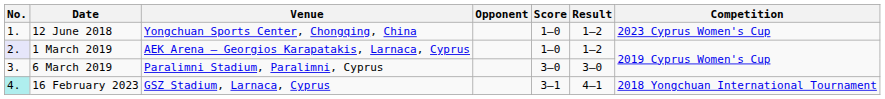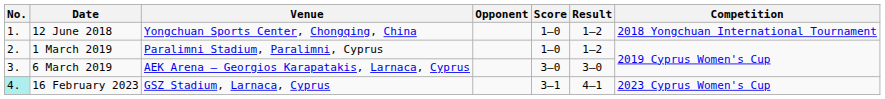(694, 31) 2023 Cyprus Women's Cup -> (747, 31) 2018 Yongchuan International Tournament
(14, 49) lavender background -> (14, 49) no background
(307, 49) AEK Arena – Georgios Karapatakis, Larnaca, Cyprus -> (264, 49) Paralimni Stadium, Paralimni, Cyprus
(264, 67) Paralimni Stadium, Paralimni, Cyprus -> (307, 67) AEK Arena – Georgios Karapatakis, Larnaca, Cyprus
(747, 85) 2018 Yongchuan International Tournament -> (694, 85) 2023 Cyprus Women's Cup
